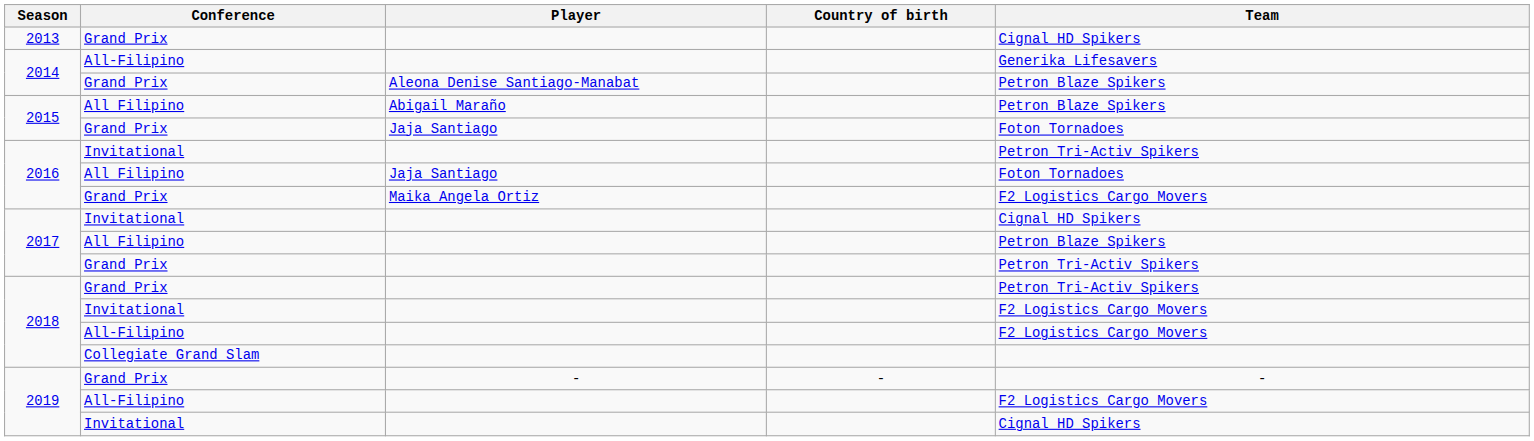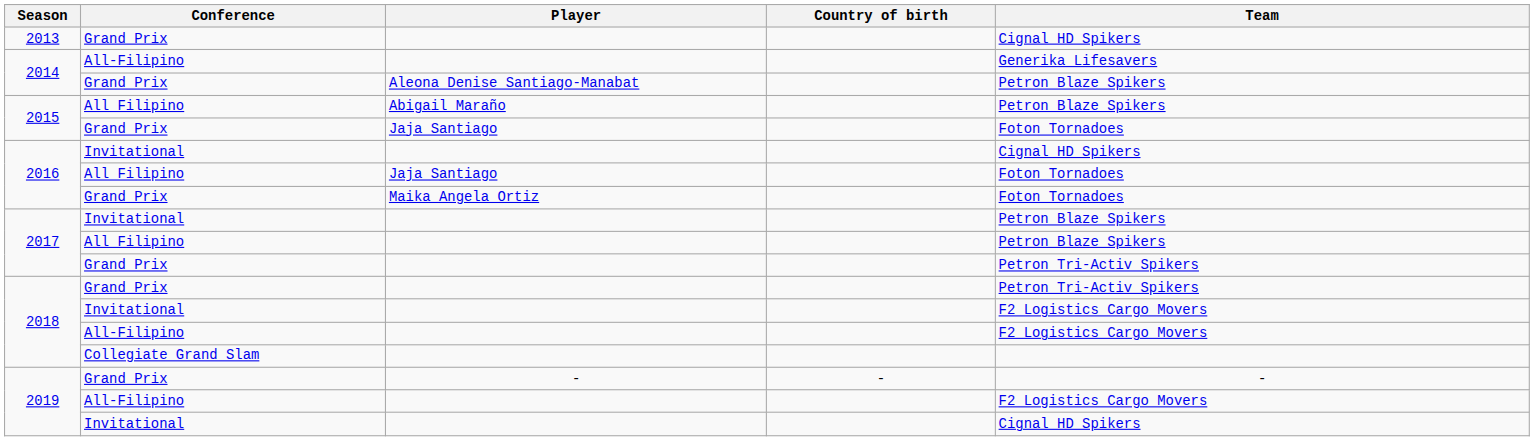(1099, 152) Petron Tri-Activ Spikers -> (1070, 152) Cignal HD Spikers
(1103, 197) F2 Logistics Cargo Movers -> (1061, 197) Foton Tornadoes
(1070, 220) Cignal HD Spikers -> (1082, 220) Petron Blaze Spikers
